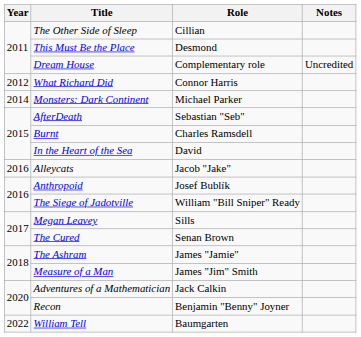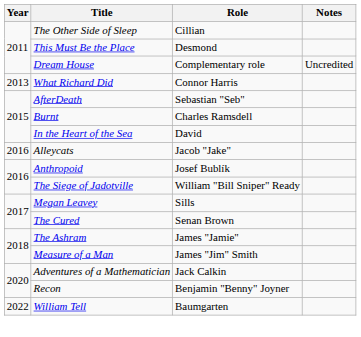(18, 82) 2012 -> (18, 82) 2013
- row: (91, 99)
